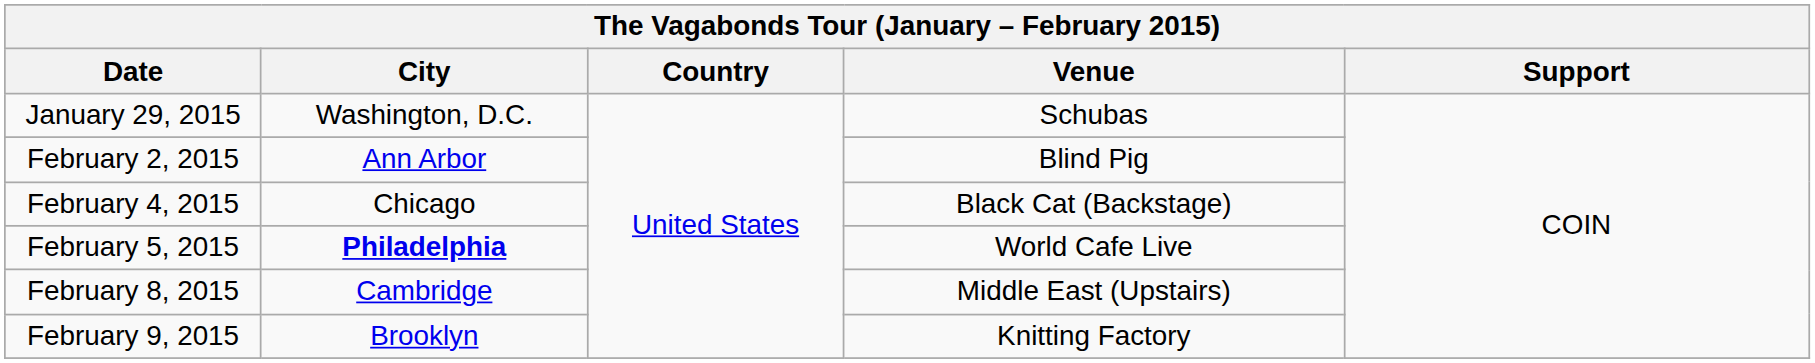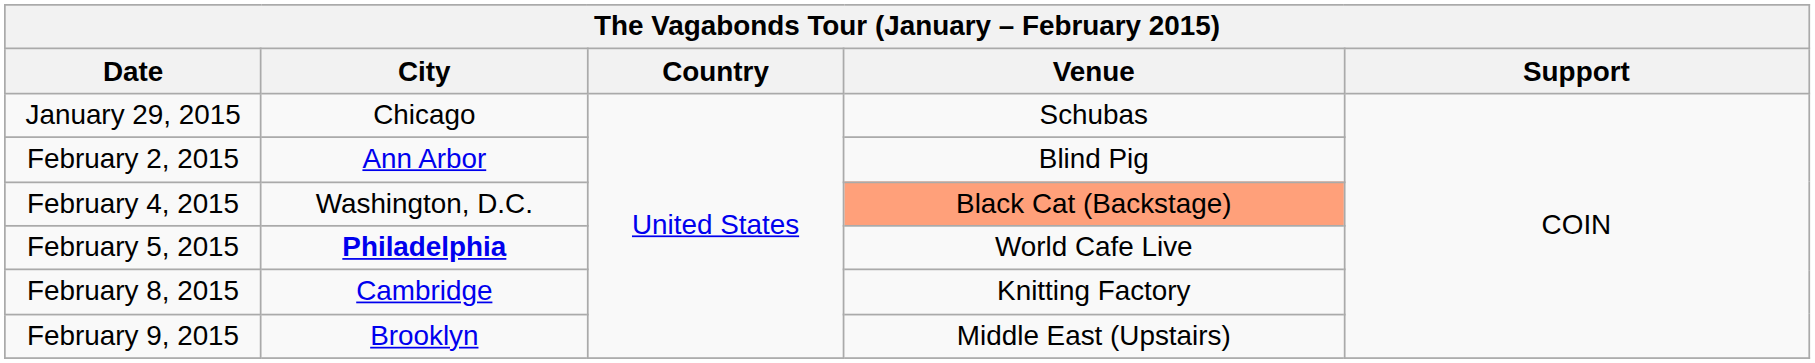(424, 114) Washington, D.C. -> (424, 114) Chicago
(424, 203) Chicago -> (424, 203) Washington, D.C.
(1094, 203) no background -> (1094, 203) lightsalmon background
(1094, 291) Middle East (Upstairs) -> (1094, 291) Knitting Factory
(1094, 335) Knitting Factory -> (1094, 335) Middle East (Upstairs)
